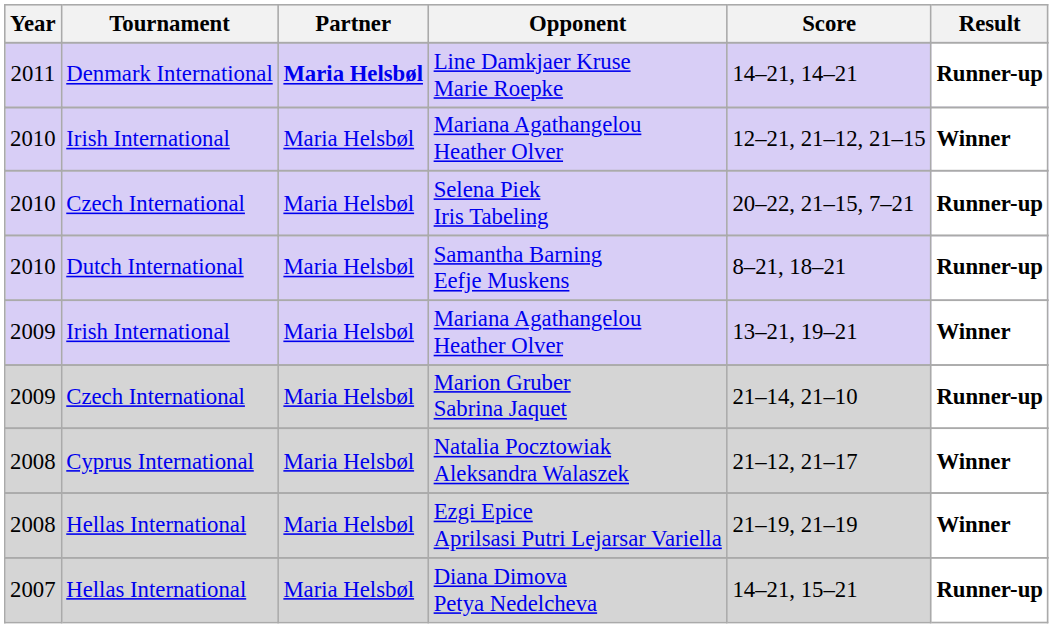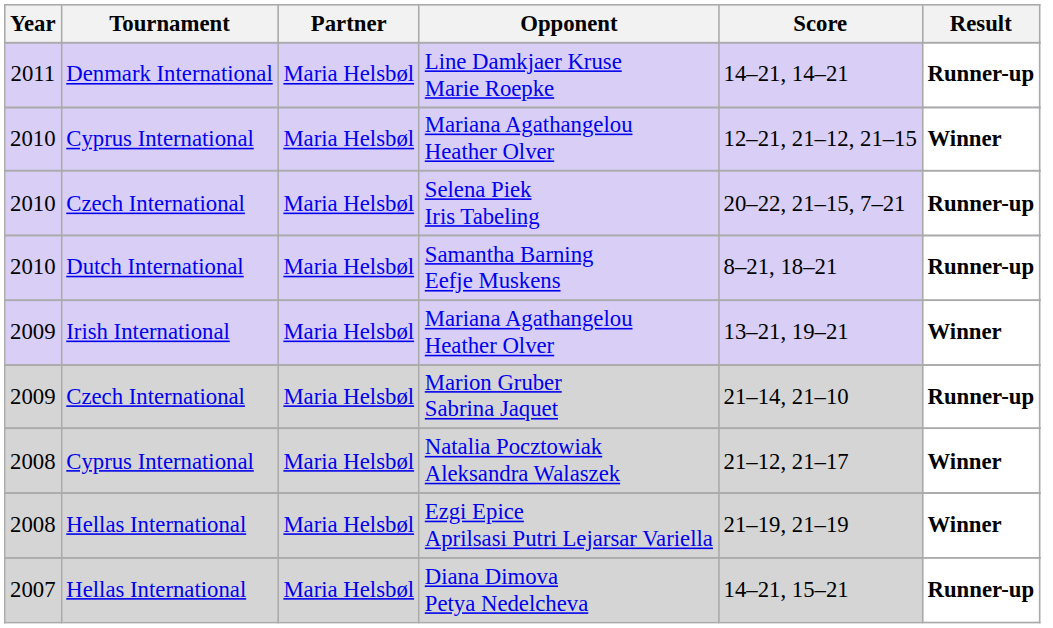(353, 74) bold -> (349, 74) normal
(148, 138) Irish International -> (160, 138) Cyprus International
